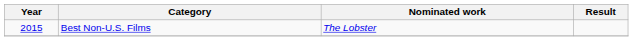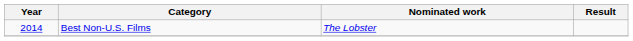(31, 28) 2015 -> (31, 28) 2014
